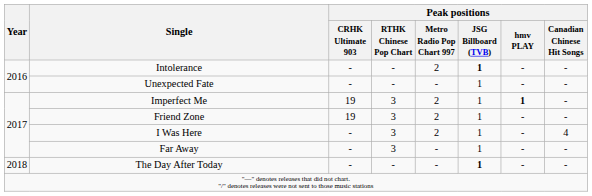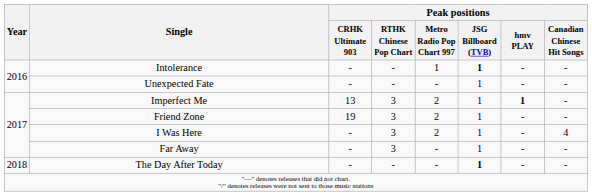(436, 68) 2 -> (436, 68) 1
(350, 100) 19 -> (350, 100) 13
